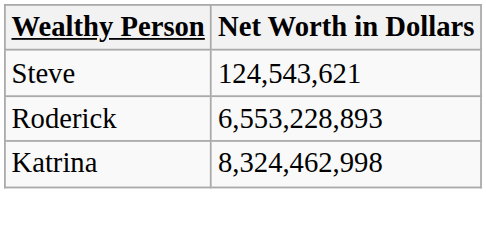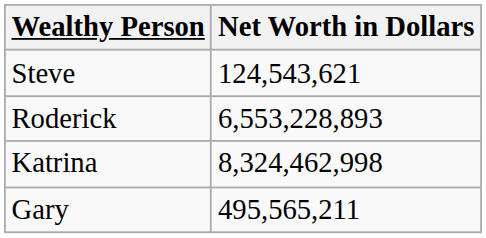+ row: (40, 208)
